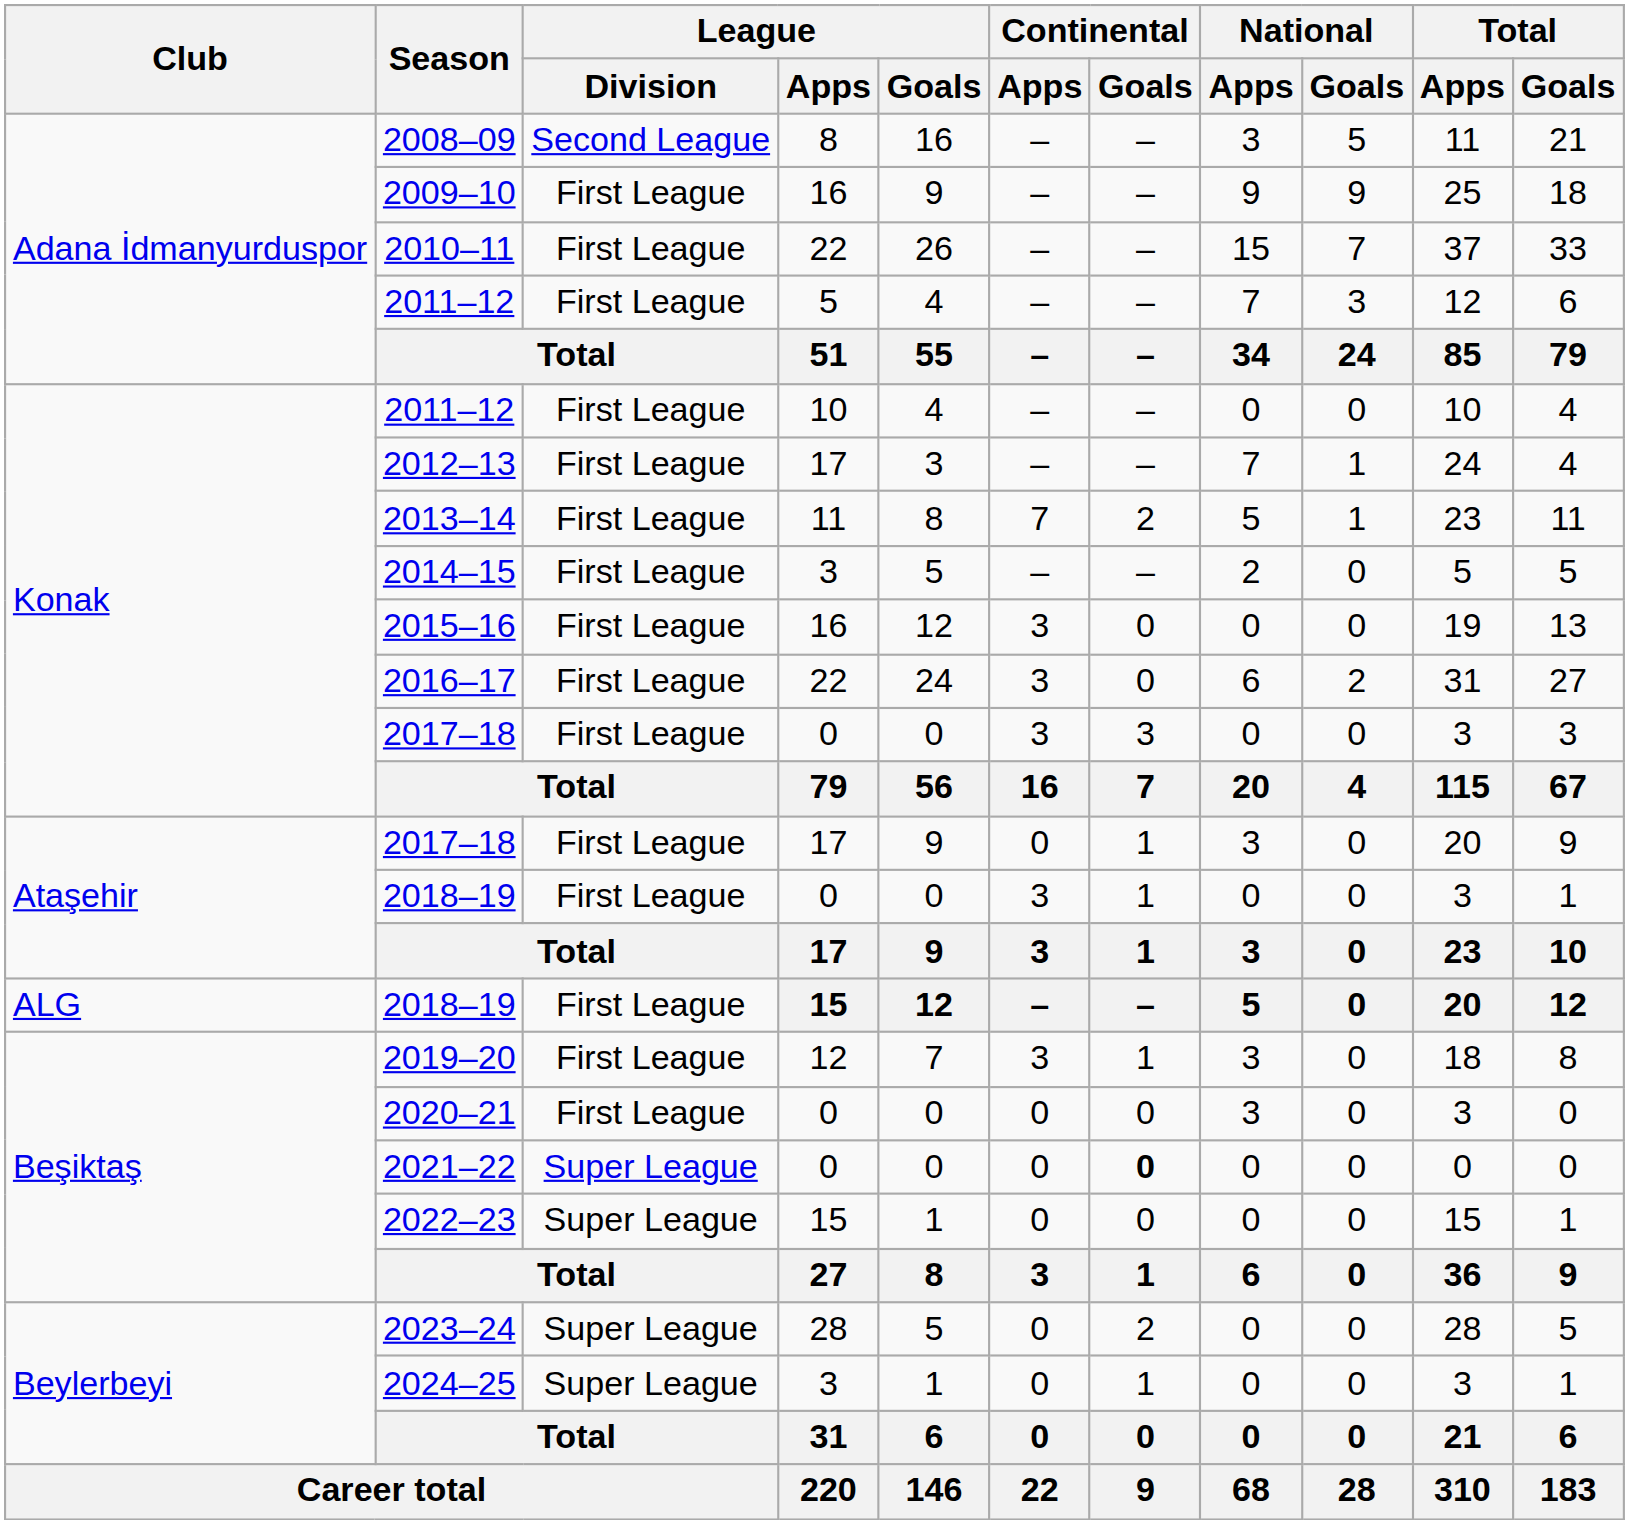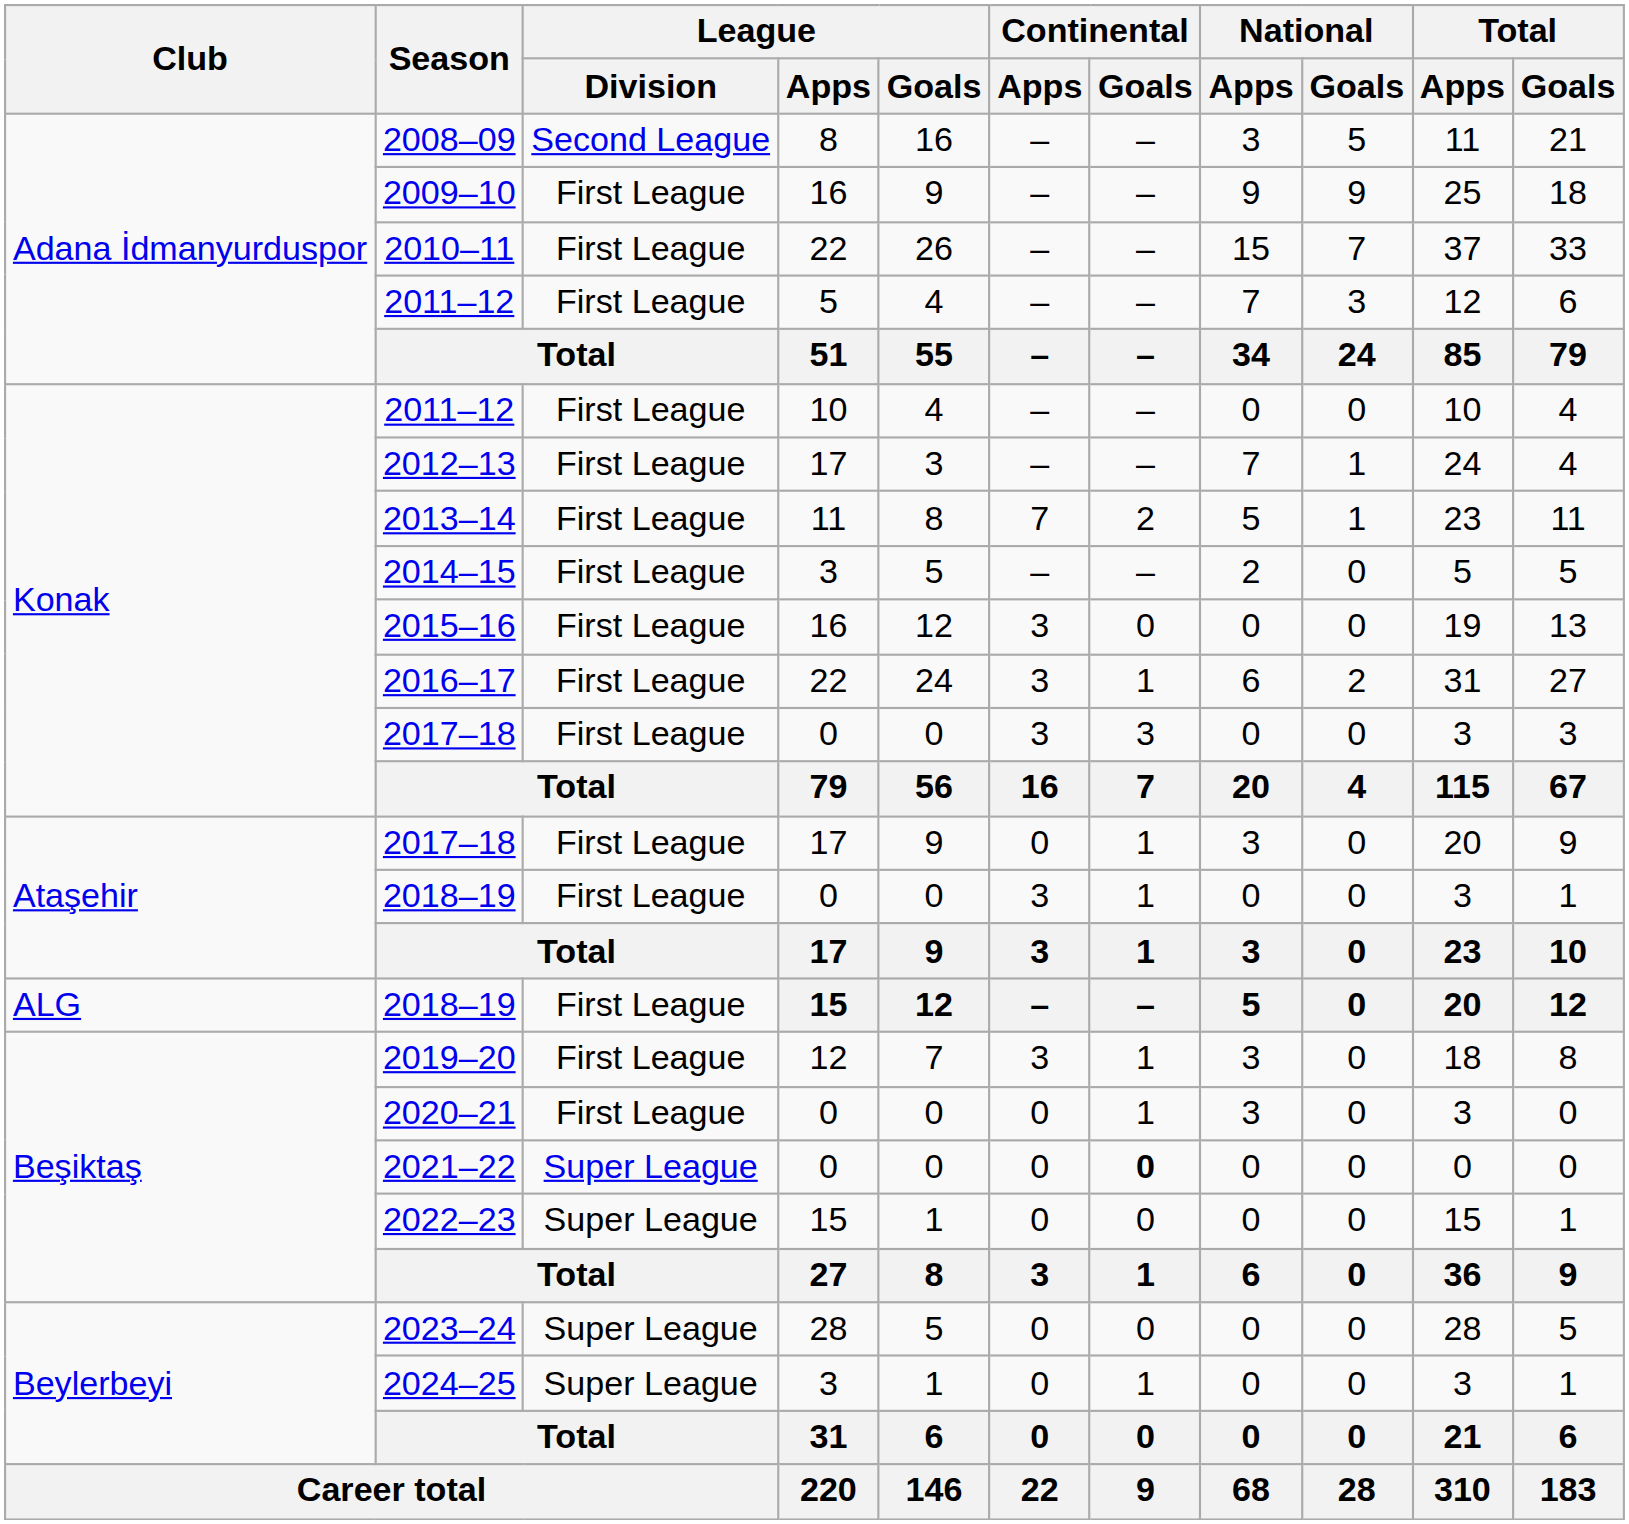(1145, 680) 0 -> (1145, 680) 1
(1145, 1112) 0 -> (1145, 1112) 1
(1145, 1328) 2 -> (1145, 1328) 0
